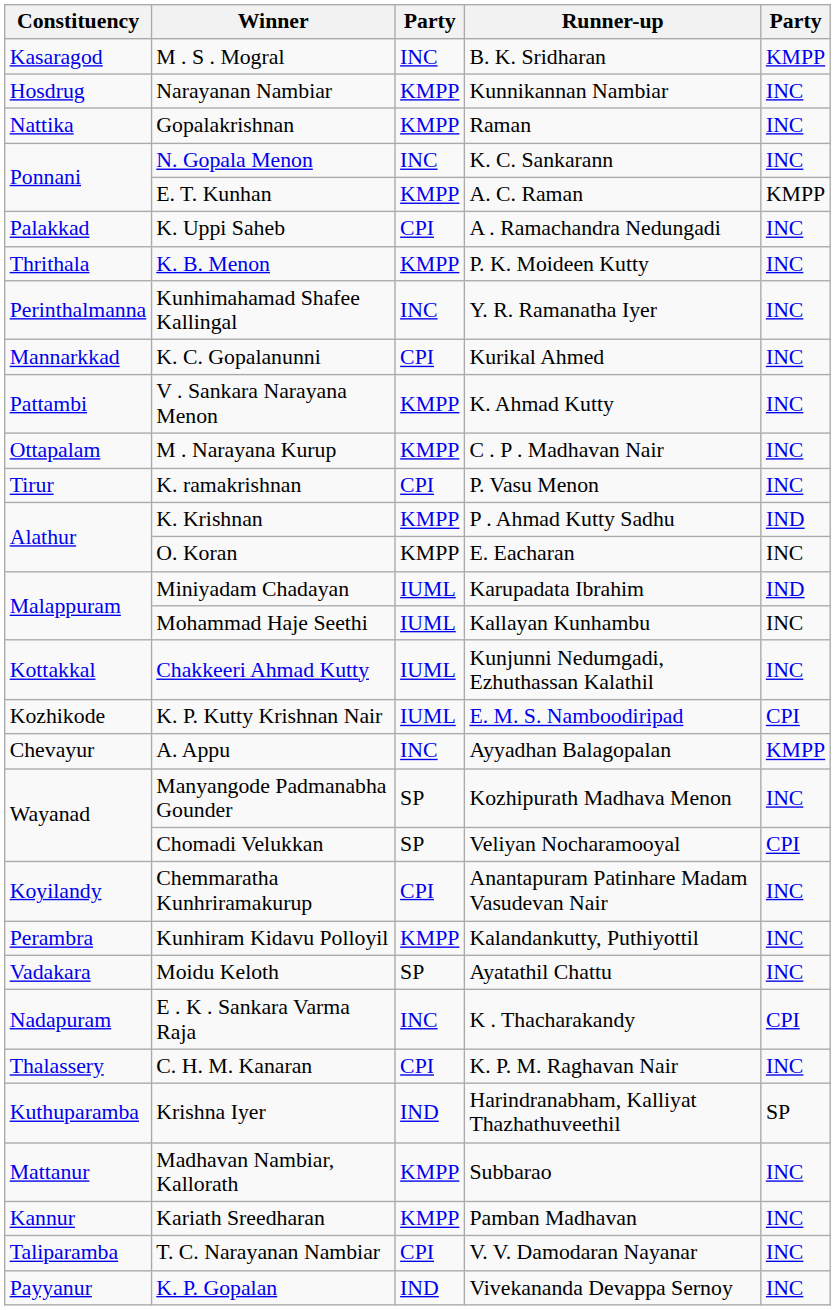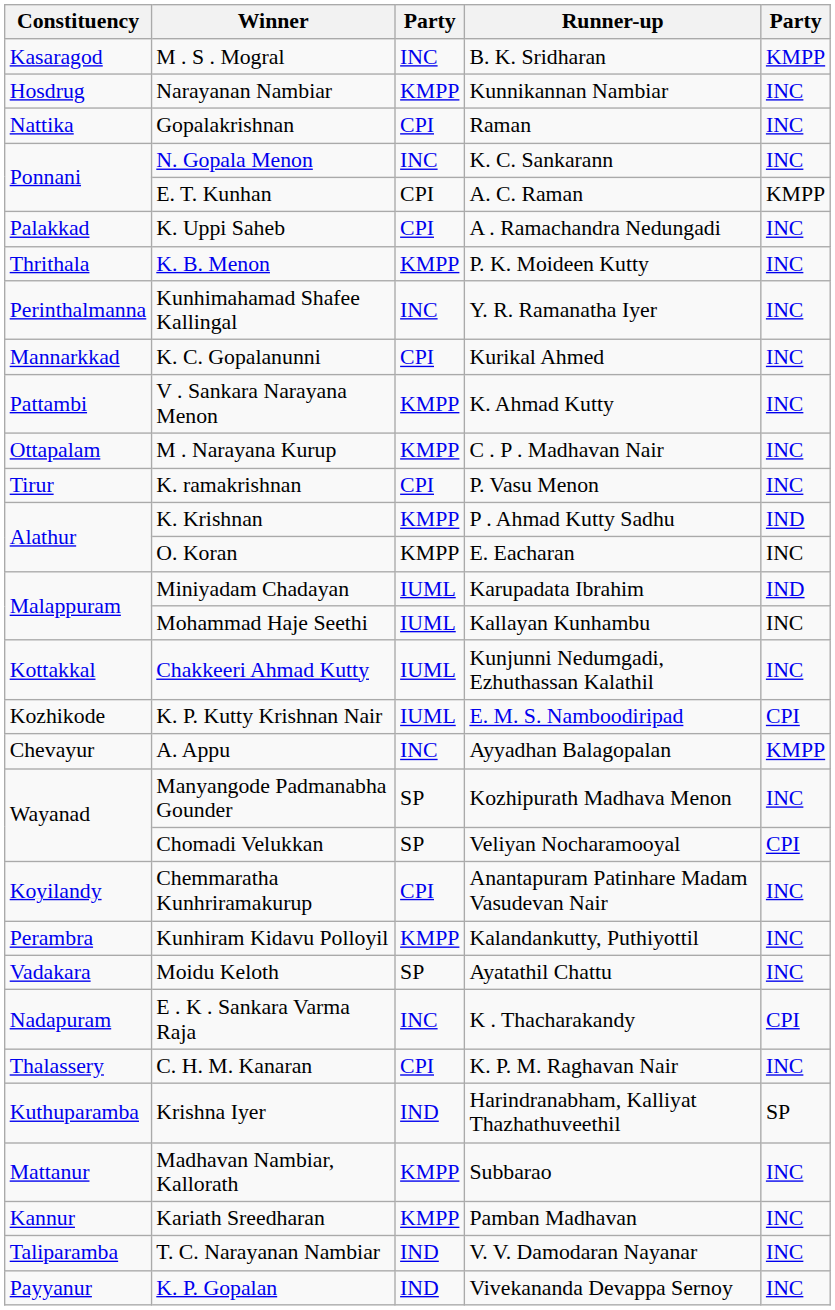(430, 125) KMPP -> (417, 125) CPI
(430, 194) KMPP -> (417, 194) CPI
(417, 1252) CPI -> (419, 1252) IND
